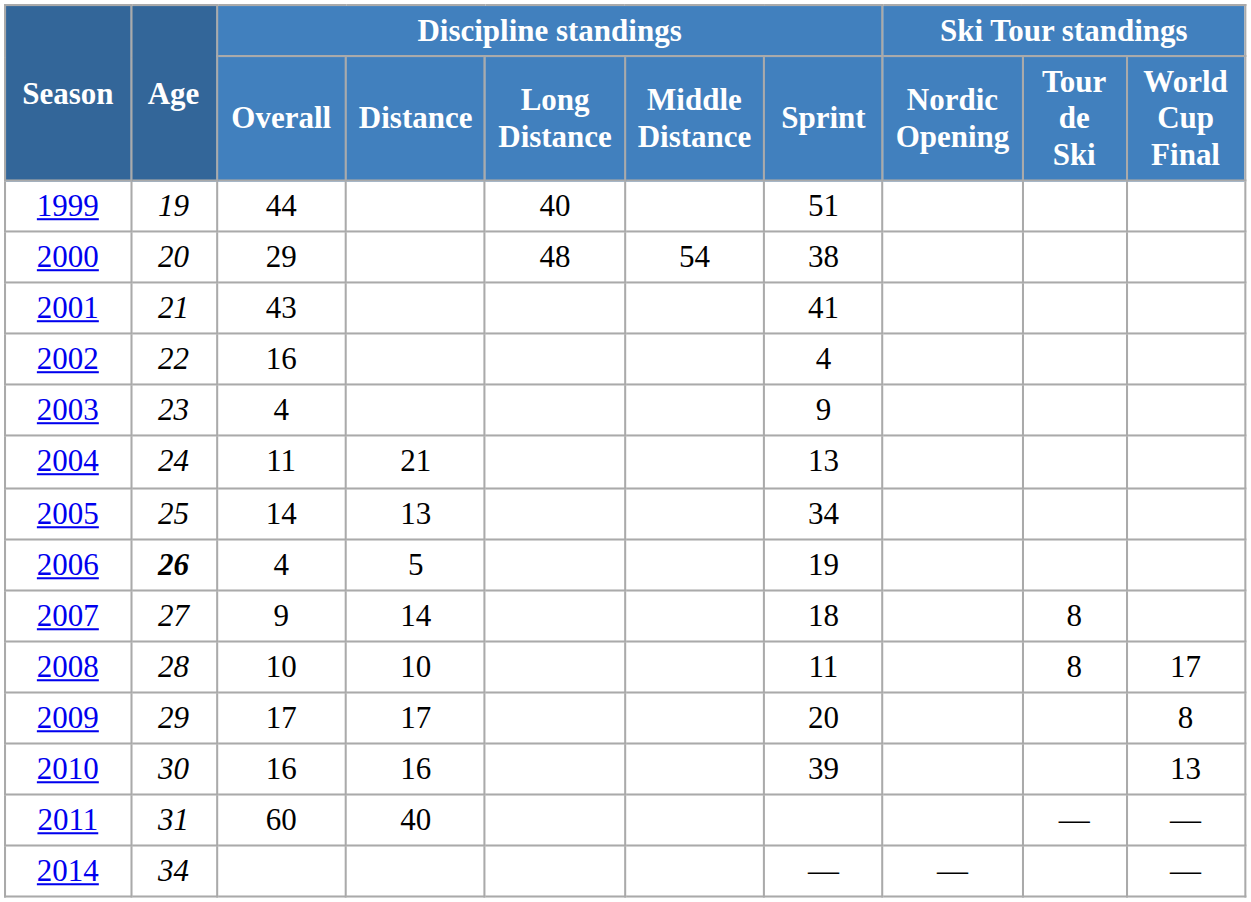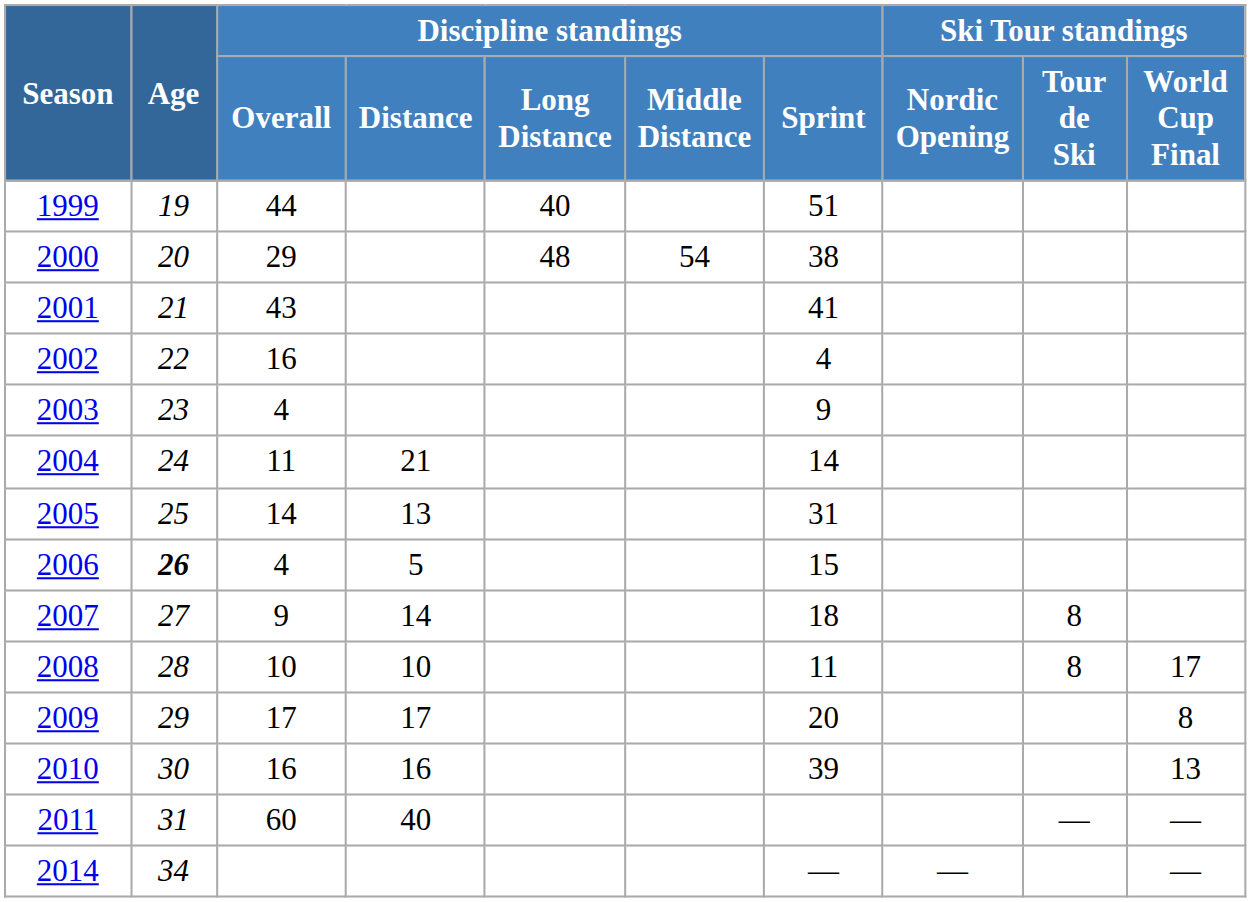(823, 461) 13 -> (823, 461) 14
(823, 512) 34 -> (823, 512) 31
(823, 563) 19 -> (823, 563) 15
